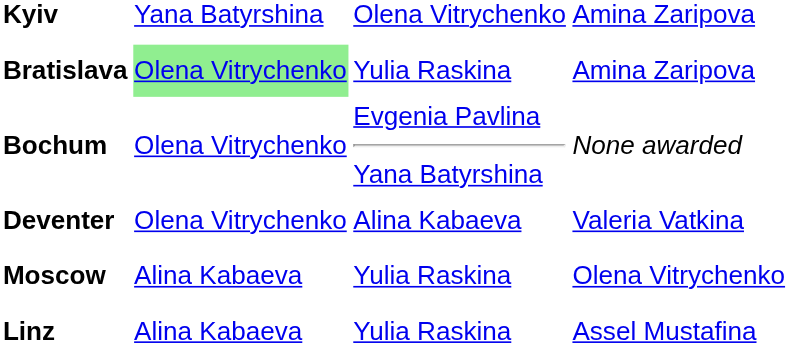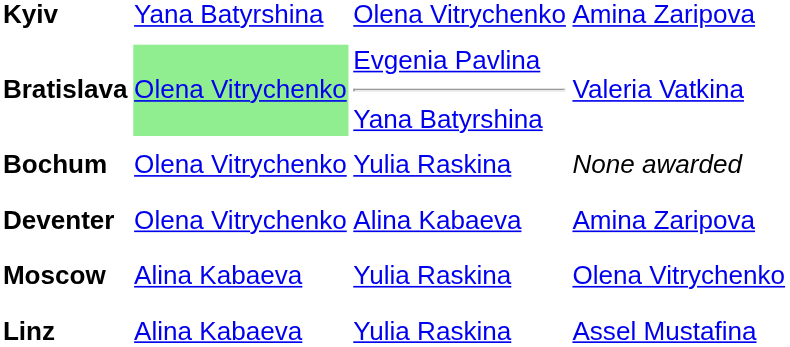(432, 70) Yulia Raskina -> (460, 90) Evgenia Pavlina Yana Batyrshina
(664, 70) Amina Zaripova -> (658, 90) Valeria Vatkina
(460, 145) Evgenia Pavlina Yana Batyrshina -> (432, 164) Yulia Raskina
(658, 220) Valeria Vatkina -> (664, 220) Amina Zaripova
